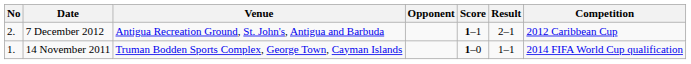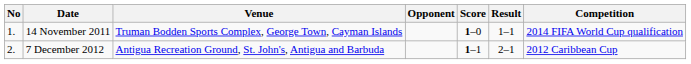rows swapped: (68, 49) <-> (65, 31)
